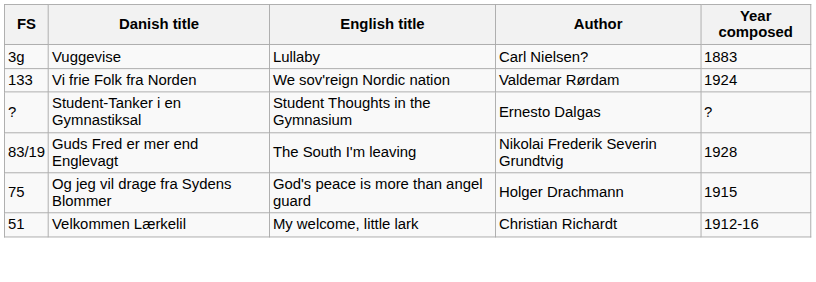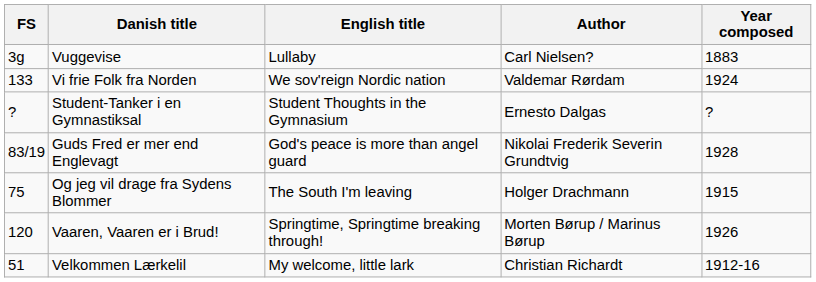(345, 152) The South I'm leaving -> (373, 152) God's peace is more than angel guard
(378, 192) God's peace is more than angel guard -> (340, 192) The South I'm leaving
+ row: (135, 233)
